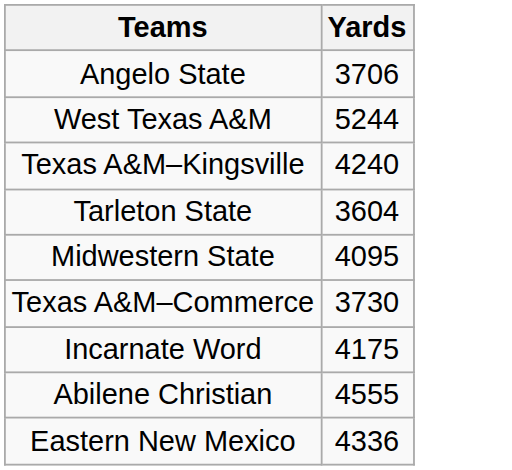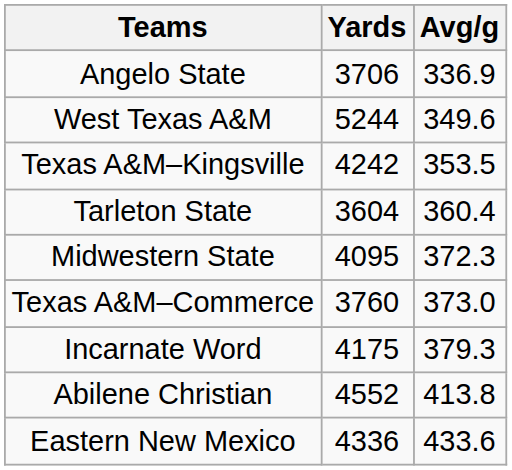+ column: (459, 27)
(367, 165) 4240 -> (367, 165) 4242
(367, 303) 3730 -> (367, 303) 3760
(367, 394) 4555 -> (367, 394) 4552
